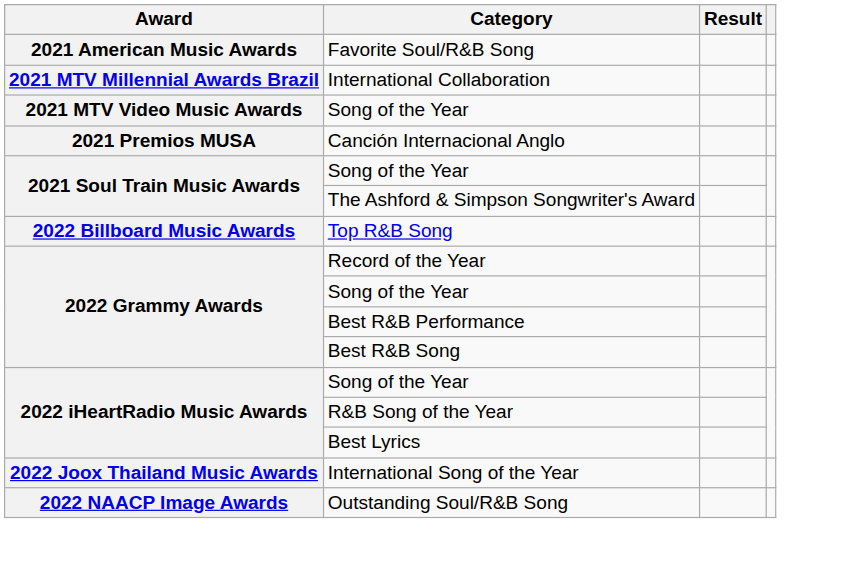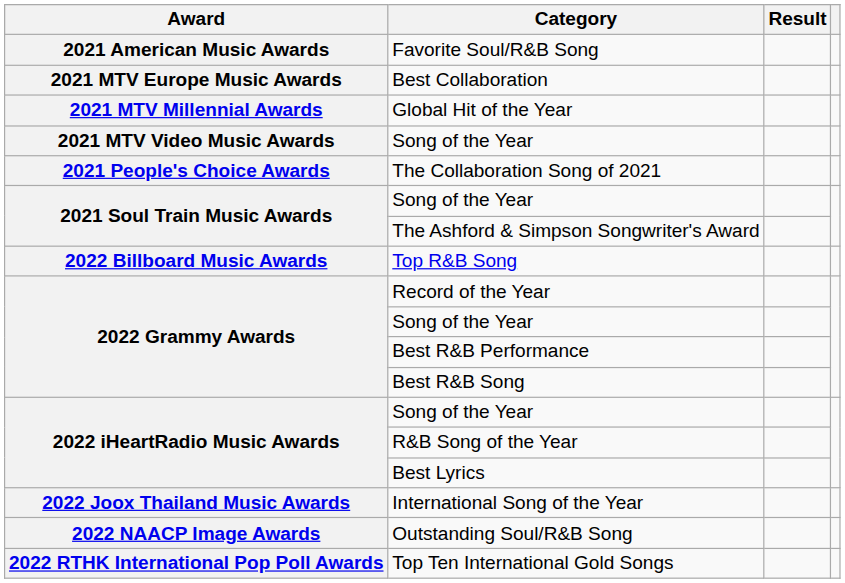+ row: (196, 79)
+ row: (196, 110)
- row: (164, 79)
+ row: (196, 170)
- row: (164, 140)
+ row: (196, 563)
